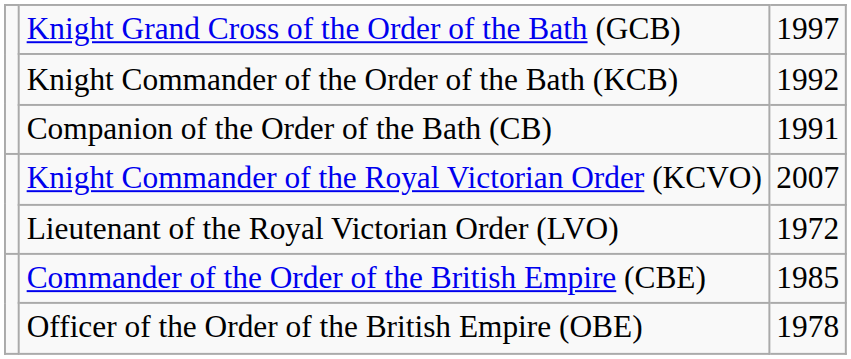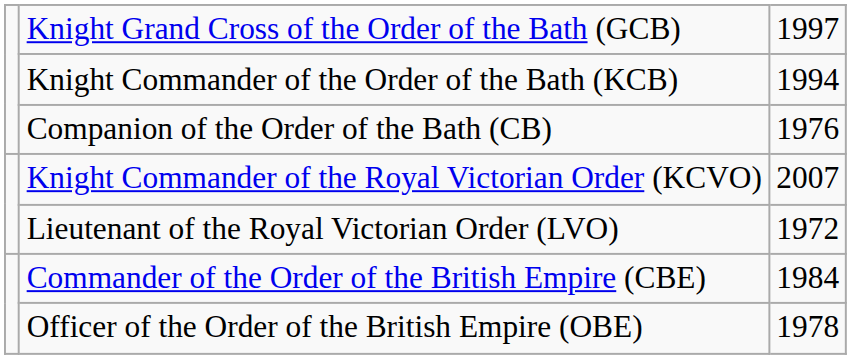(808, 79) 1992 -> (808, 79) 1994
(808, 128) 1991 -> (808, 128) 1976
(808, 278) 1985 -> (808, 278) 1984
